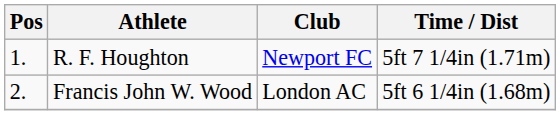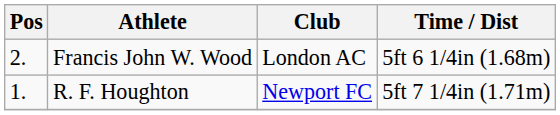rows swapped: (121, 57) <-> (153, 92)
